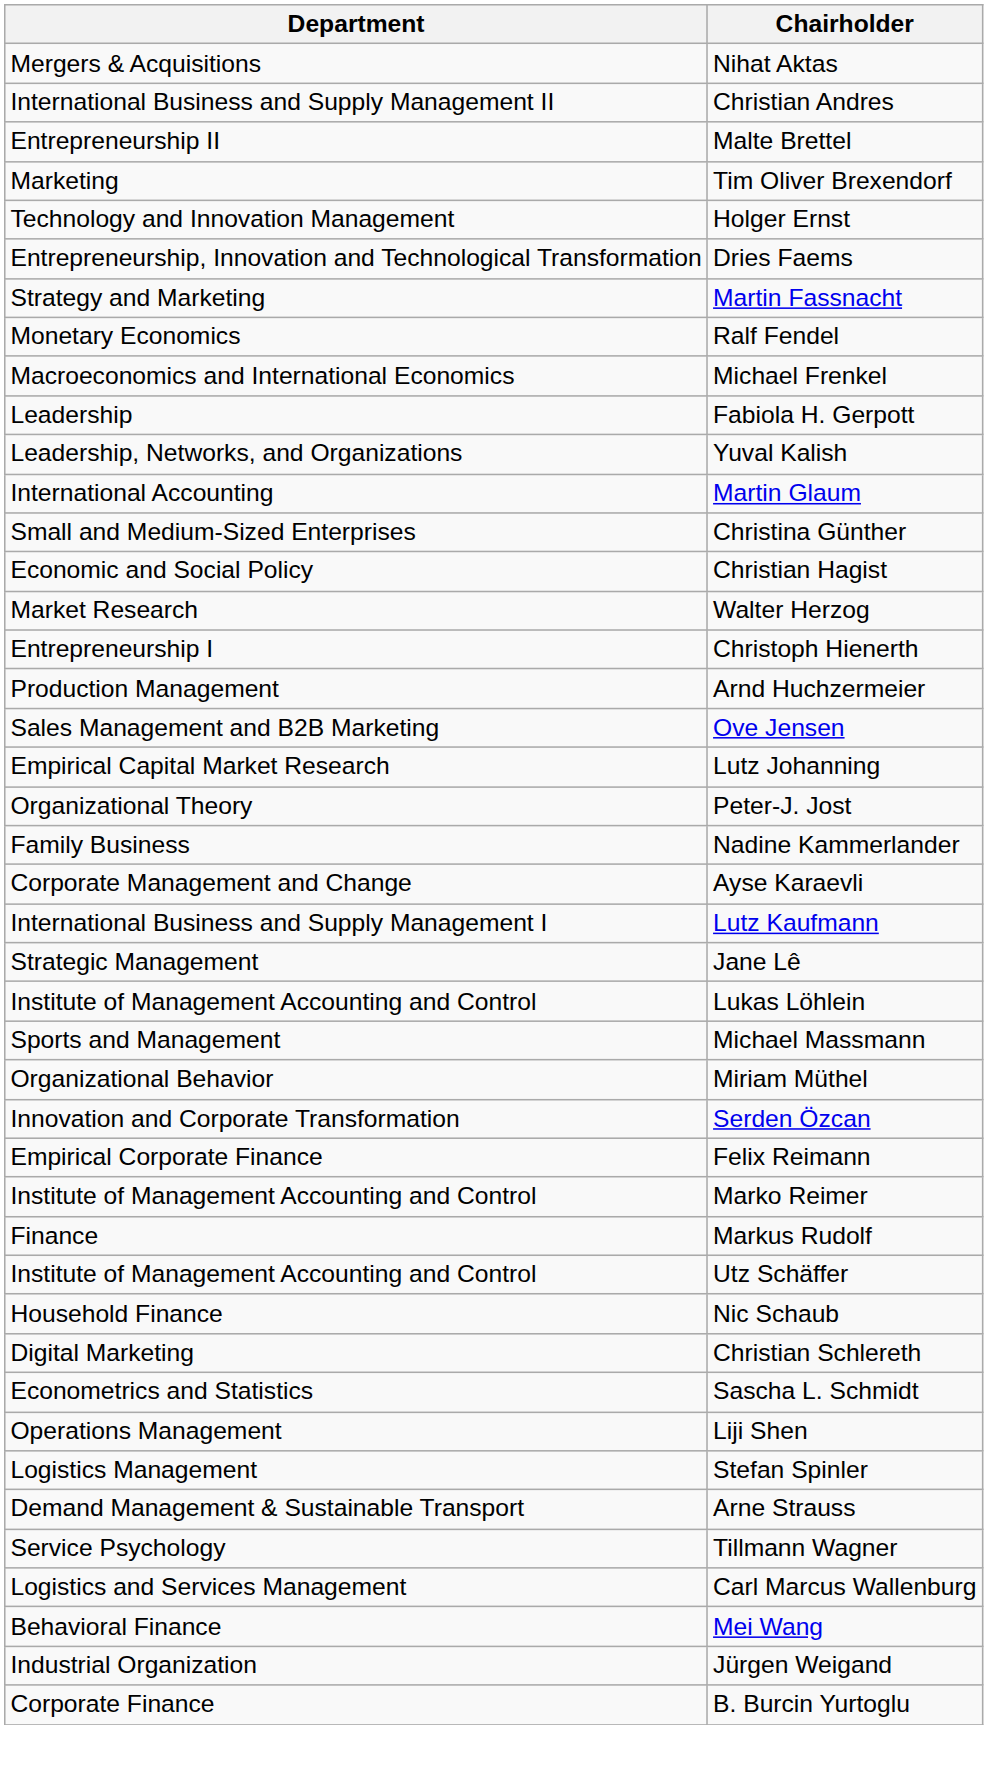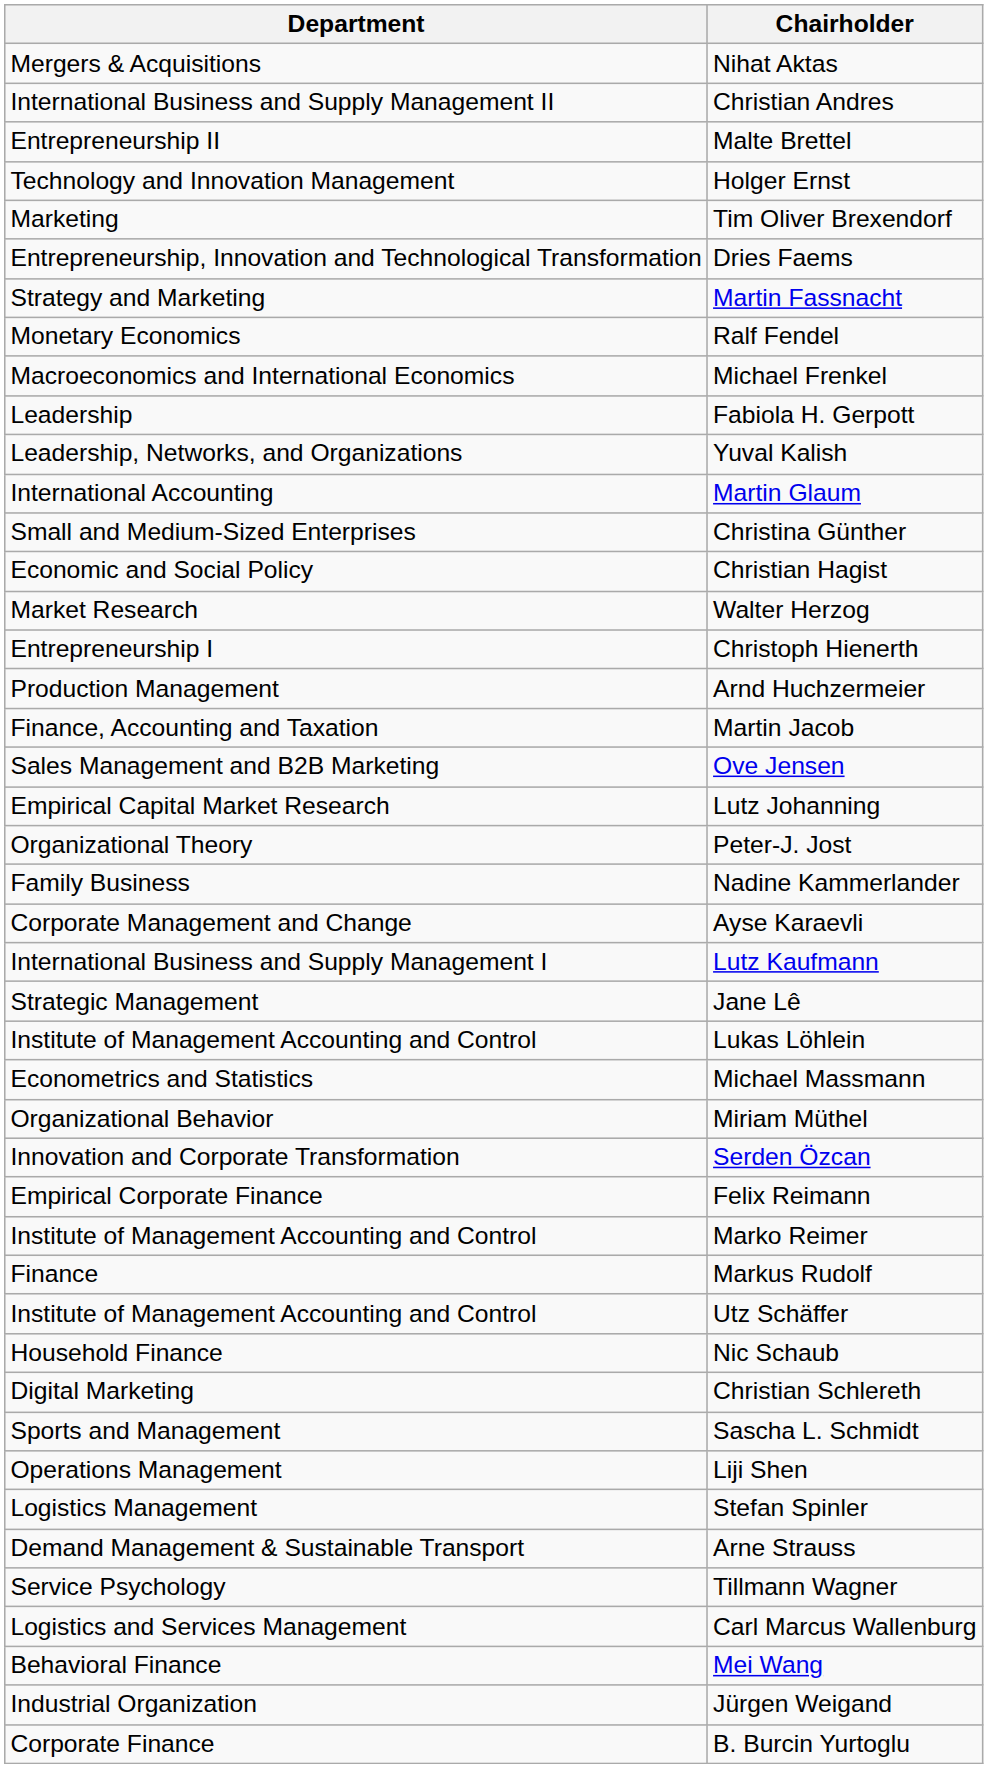rows swapped: (832, 180) <-> (782, 219)
+ row: (784, 727)
(145, 1040) Sports and Management -> (162, 1079) Econometrics and Statistics
(162, 1391) Econometrics and Statistics -> (145, 1430) Sports and Management
